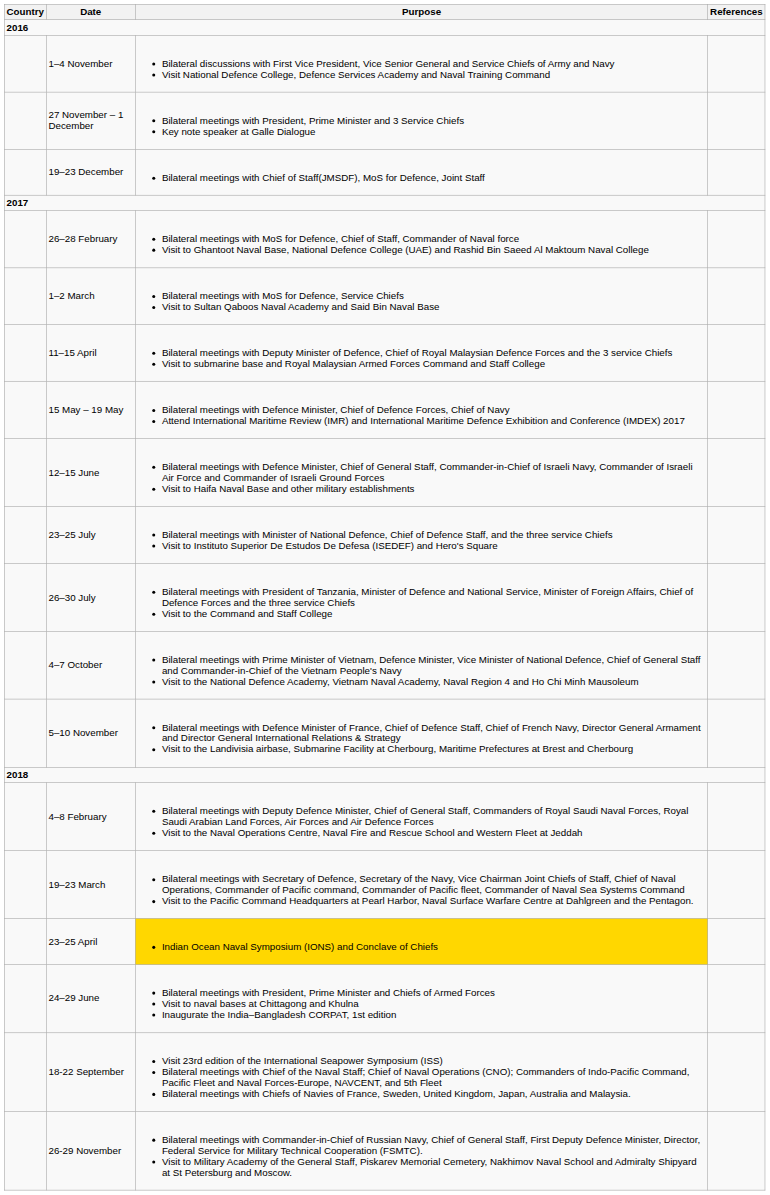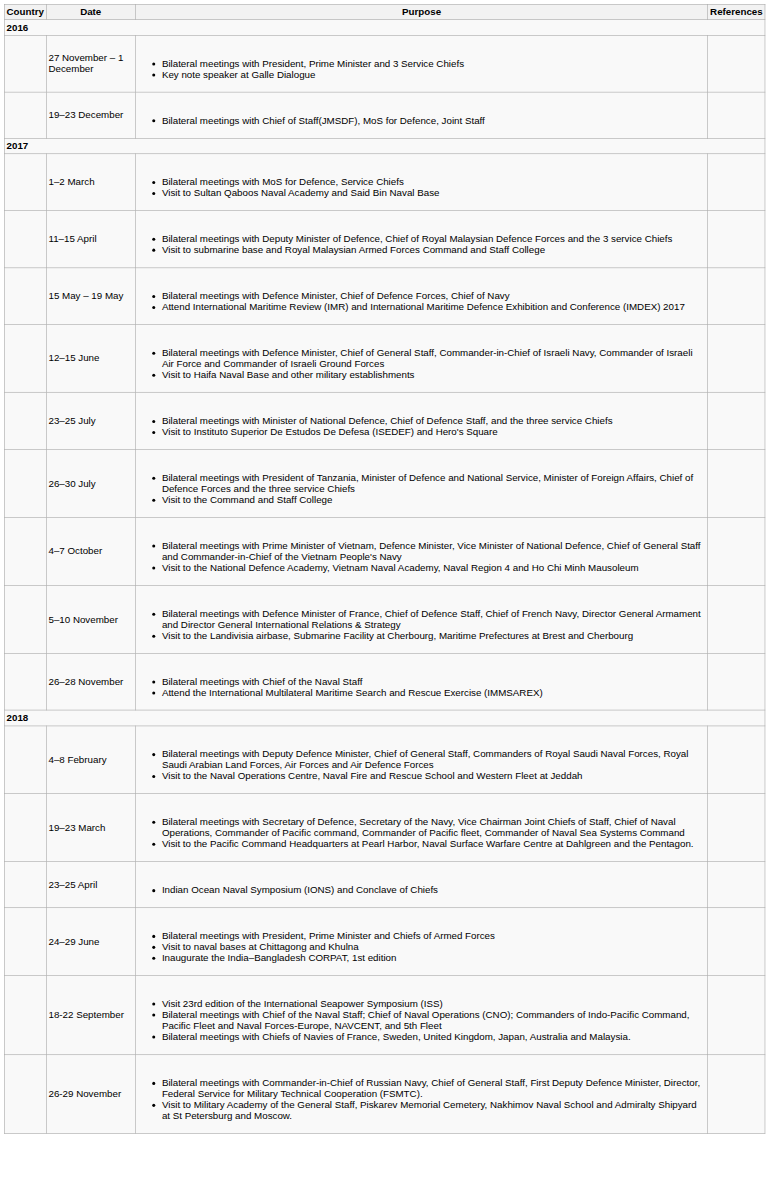- row: (80, 63)
- row: (83, 239)
+ row: (86, 681)
(422, 947) gold background -> (422, 890) no background
